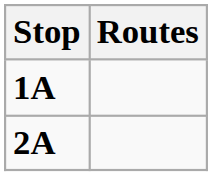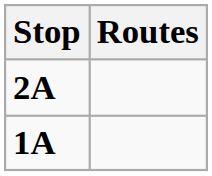rows swapped: (34, 87) <-> (34, 142)
